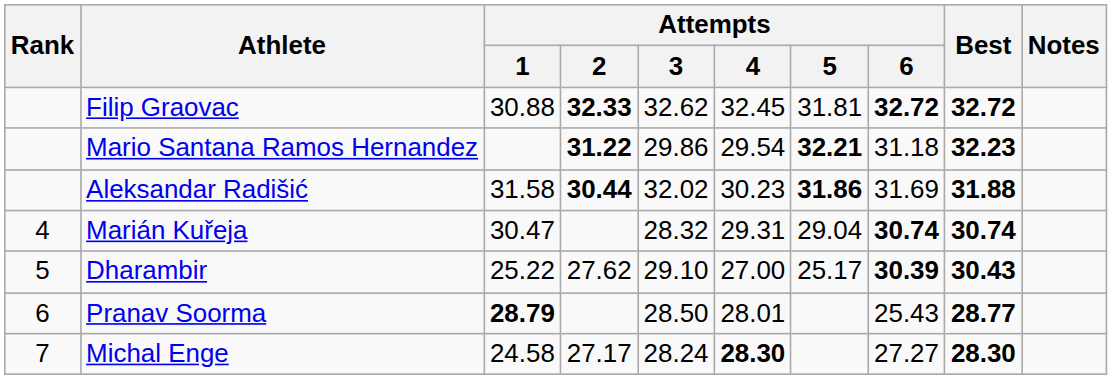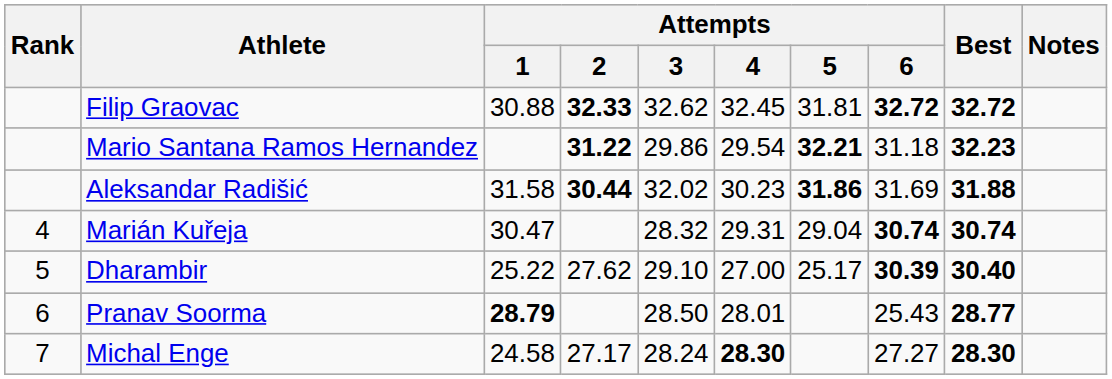(983, 271) 30.43 -> (983, 271) 30.40
